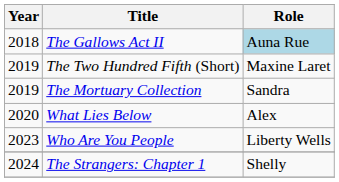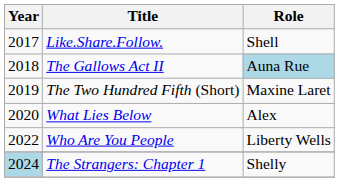+ row: (105, 41)
- row: (124, 90)
(24, 139) 2023 -> (24, 139) 2022
(24, 164) no background -> (24, 164) lightblue background
